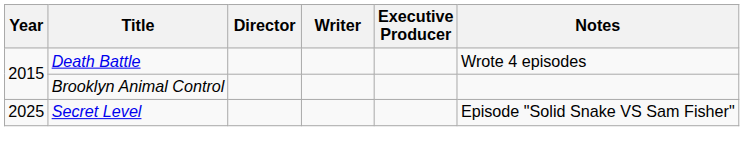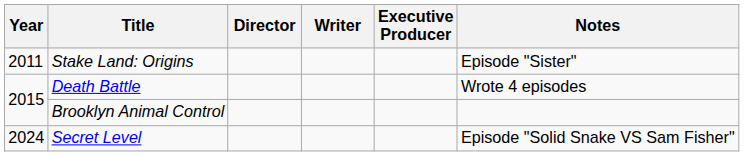+ row: (123, 61)
(26, 112) 2025 -> (26, 138) 2024
